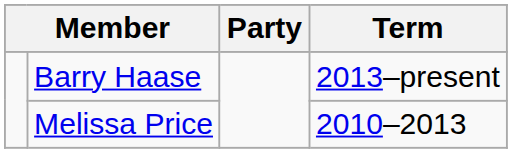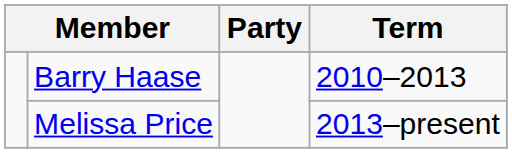(408, 76) 2013–present -> (391, 76) 2010–2013
(391, 123) 2010–2013 -> (408, 123) 2013–present
